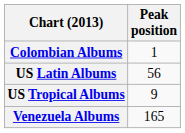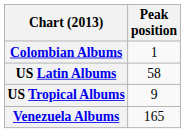(154, 73) 56 -> (154, 73) 58
